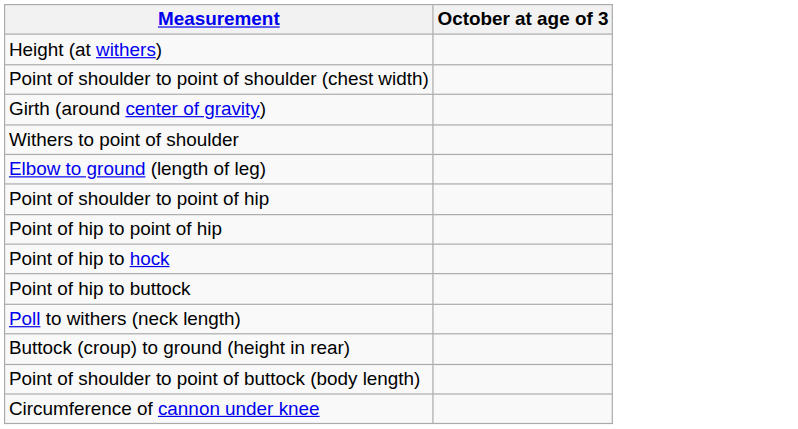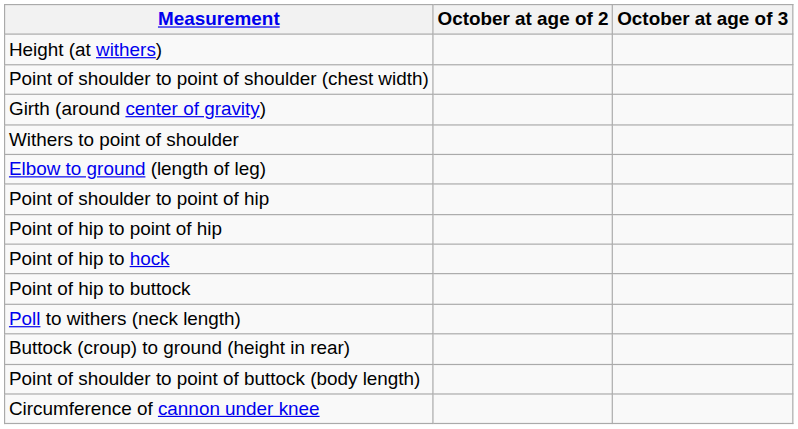+ column: (523, 19)
